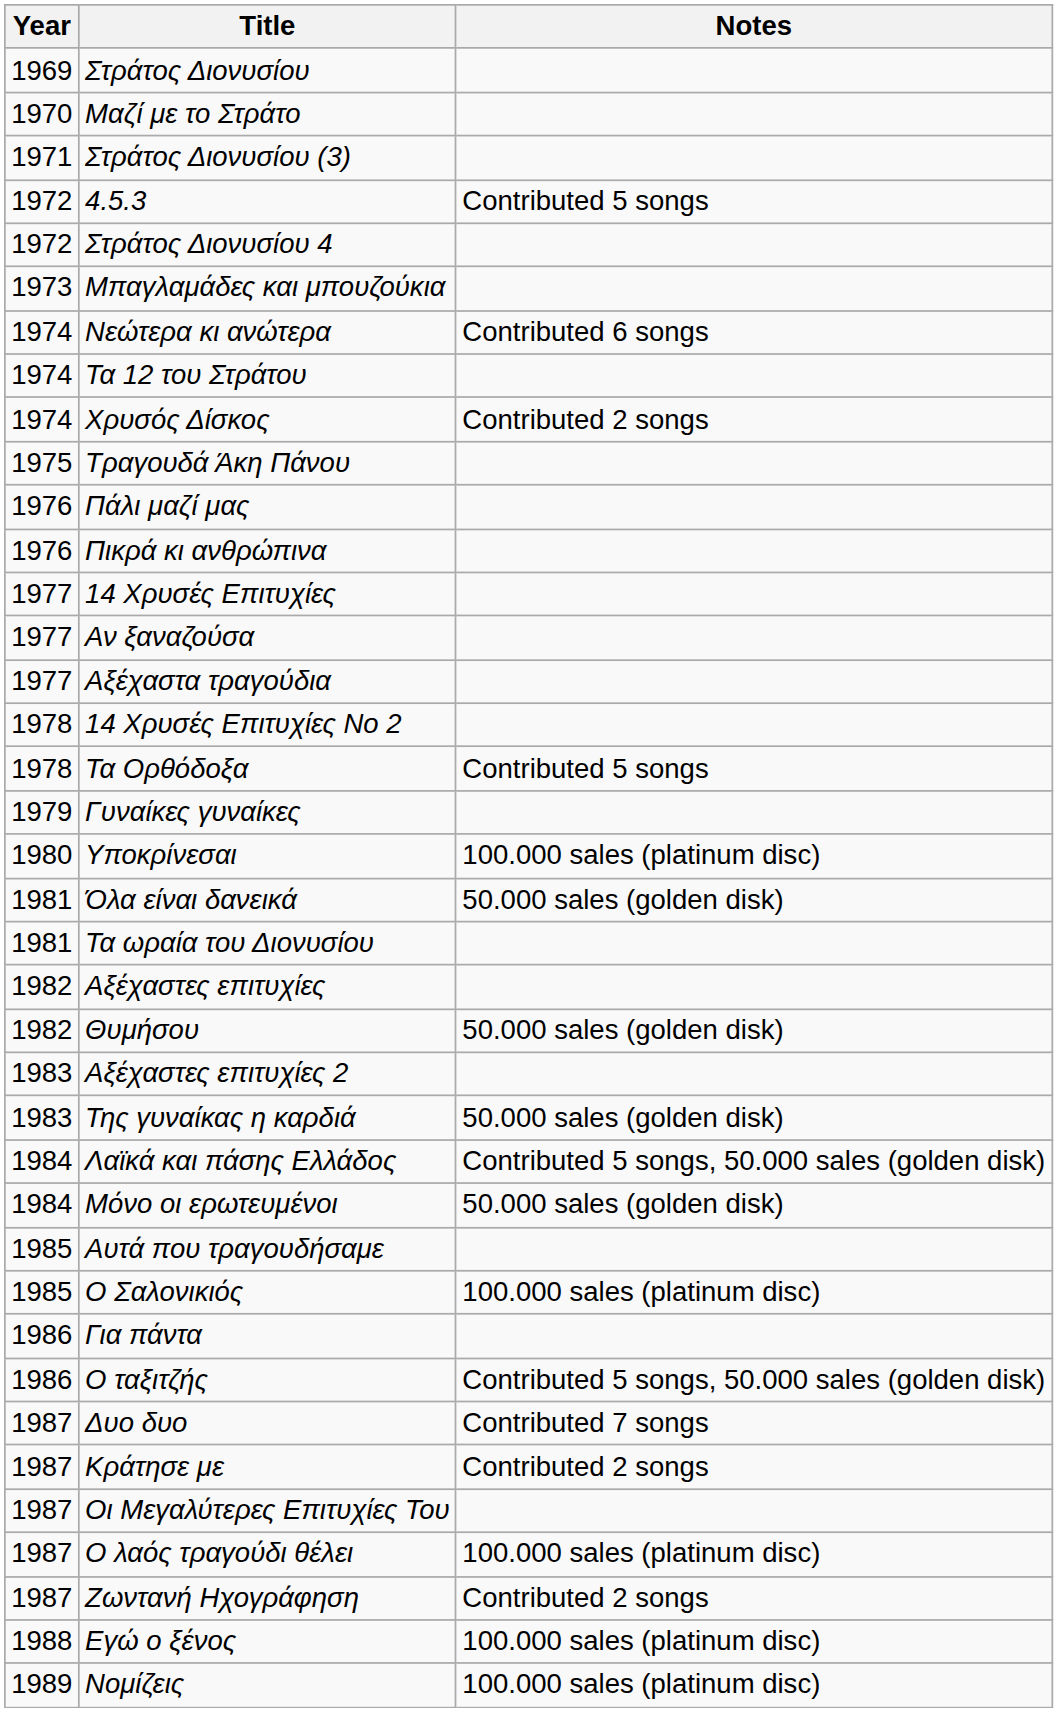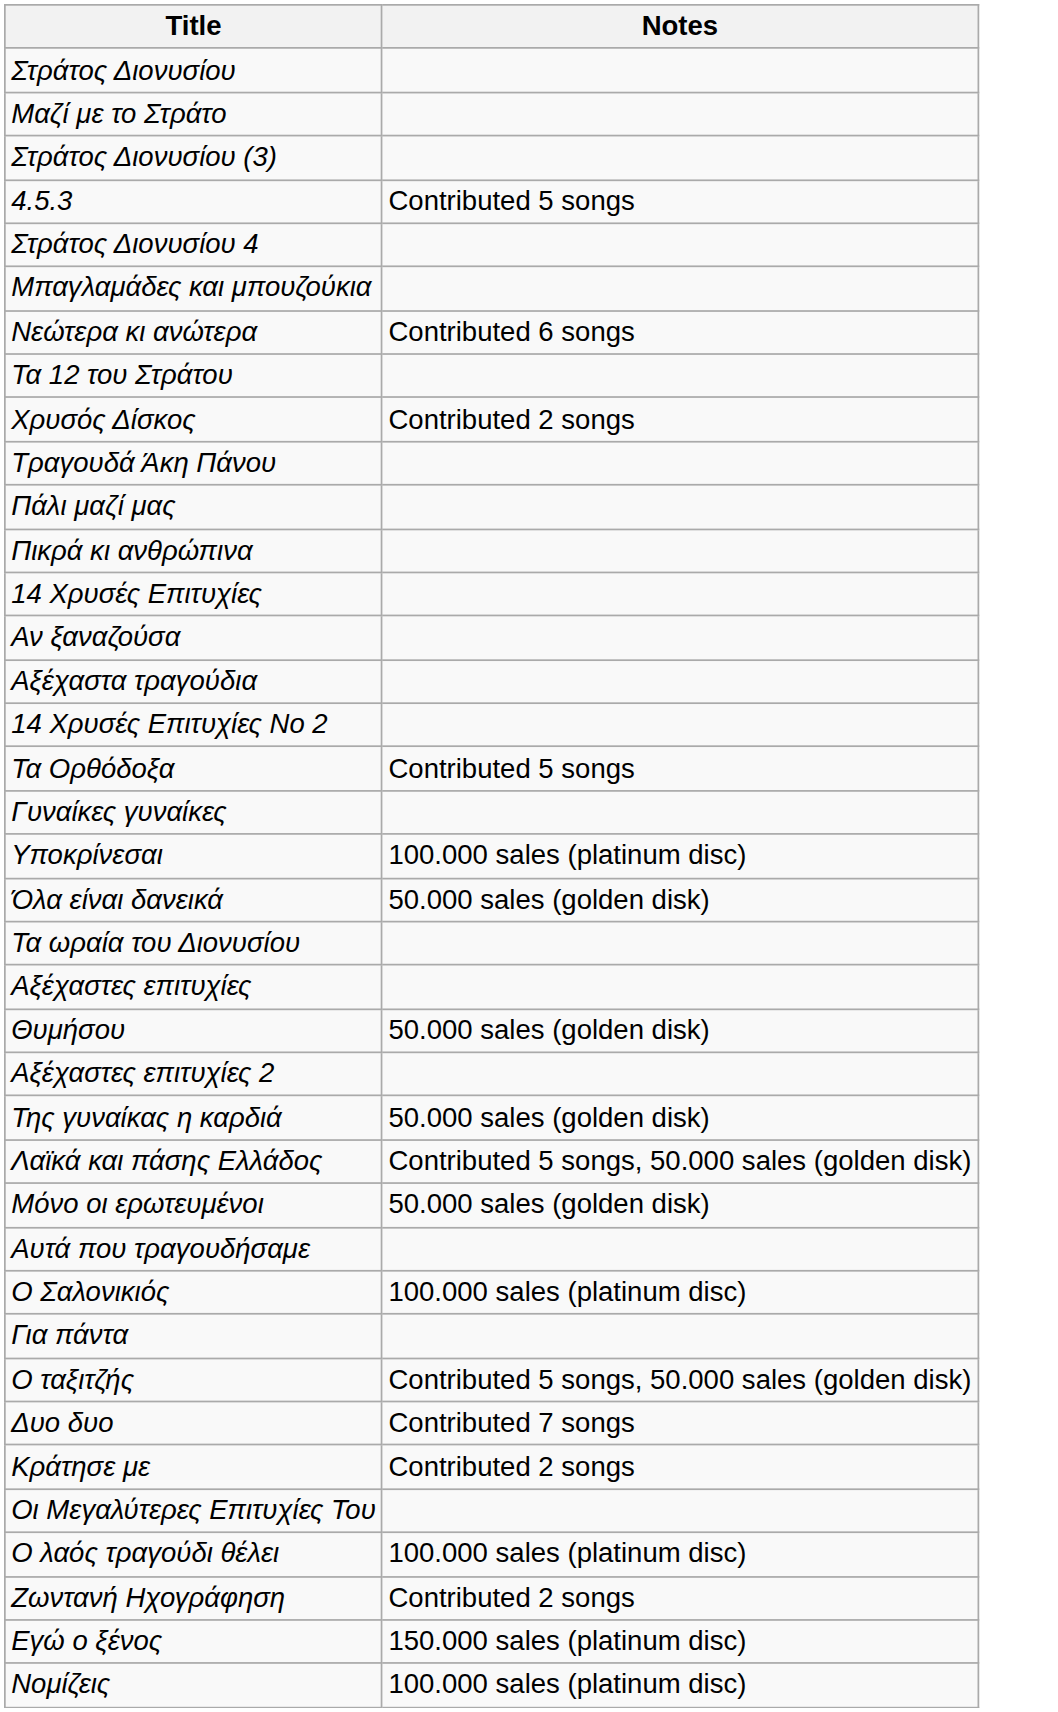- column: (42, 26)
(641, 1641) 100.000 sales (platinum disc) -> (567, 1641) 150.000 sales (platinum disc)
